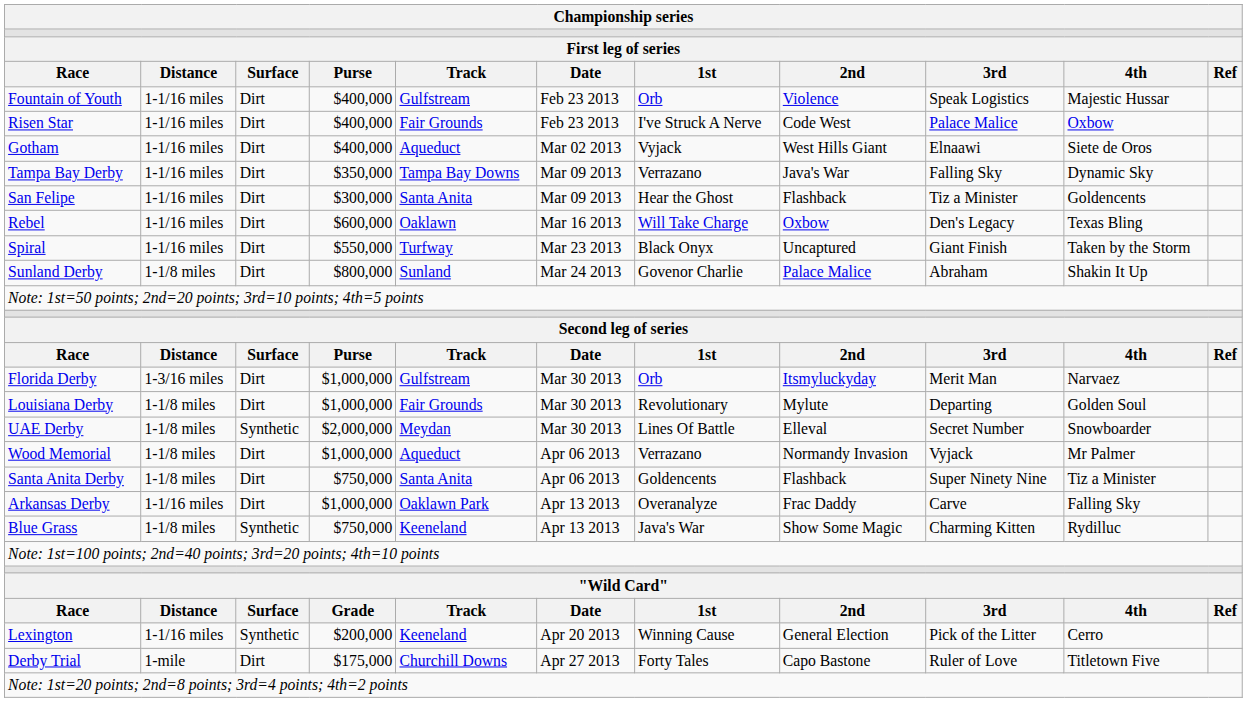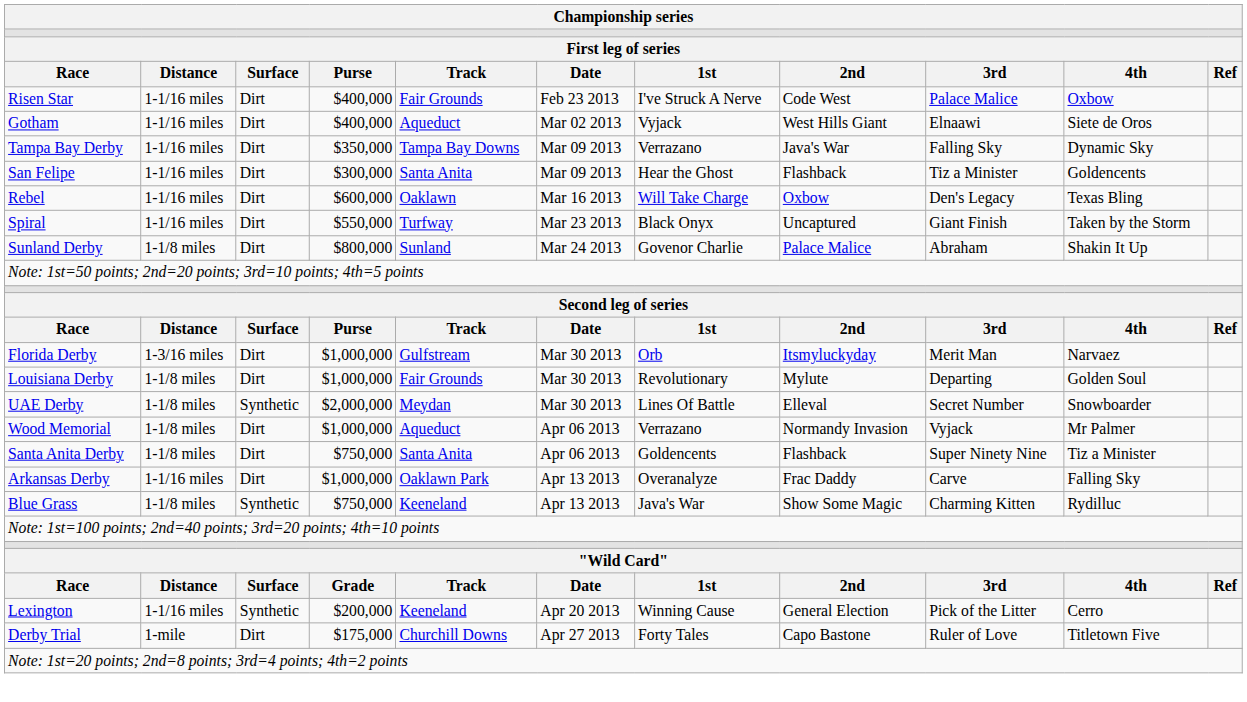- row: (65, 98)
